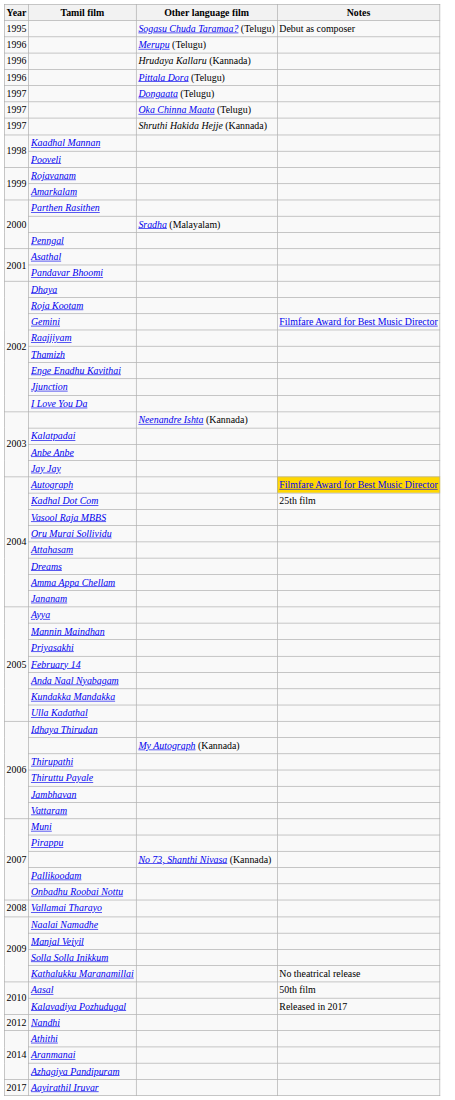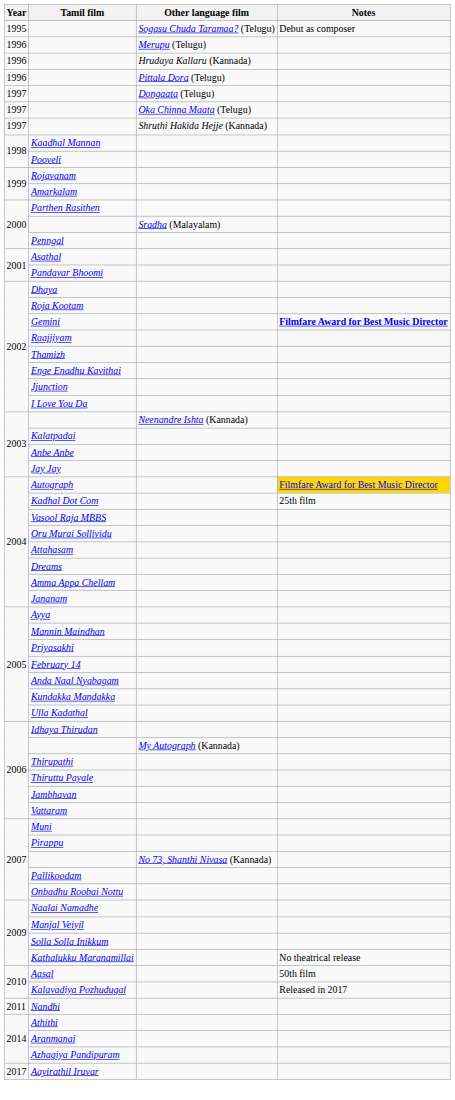(359, 322) normal -> (364, 322) bold
- row: (66, 908)
(16, 1022) 2012 -> (16, 1006) 2011
